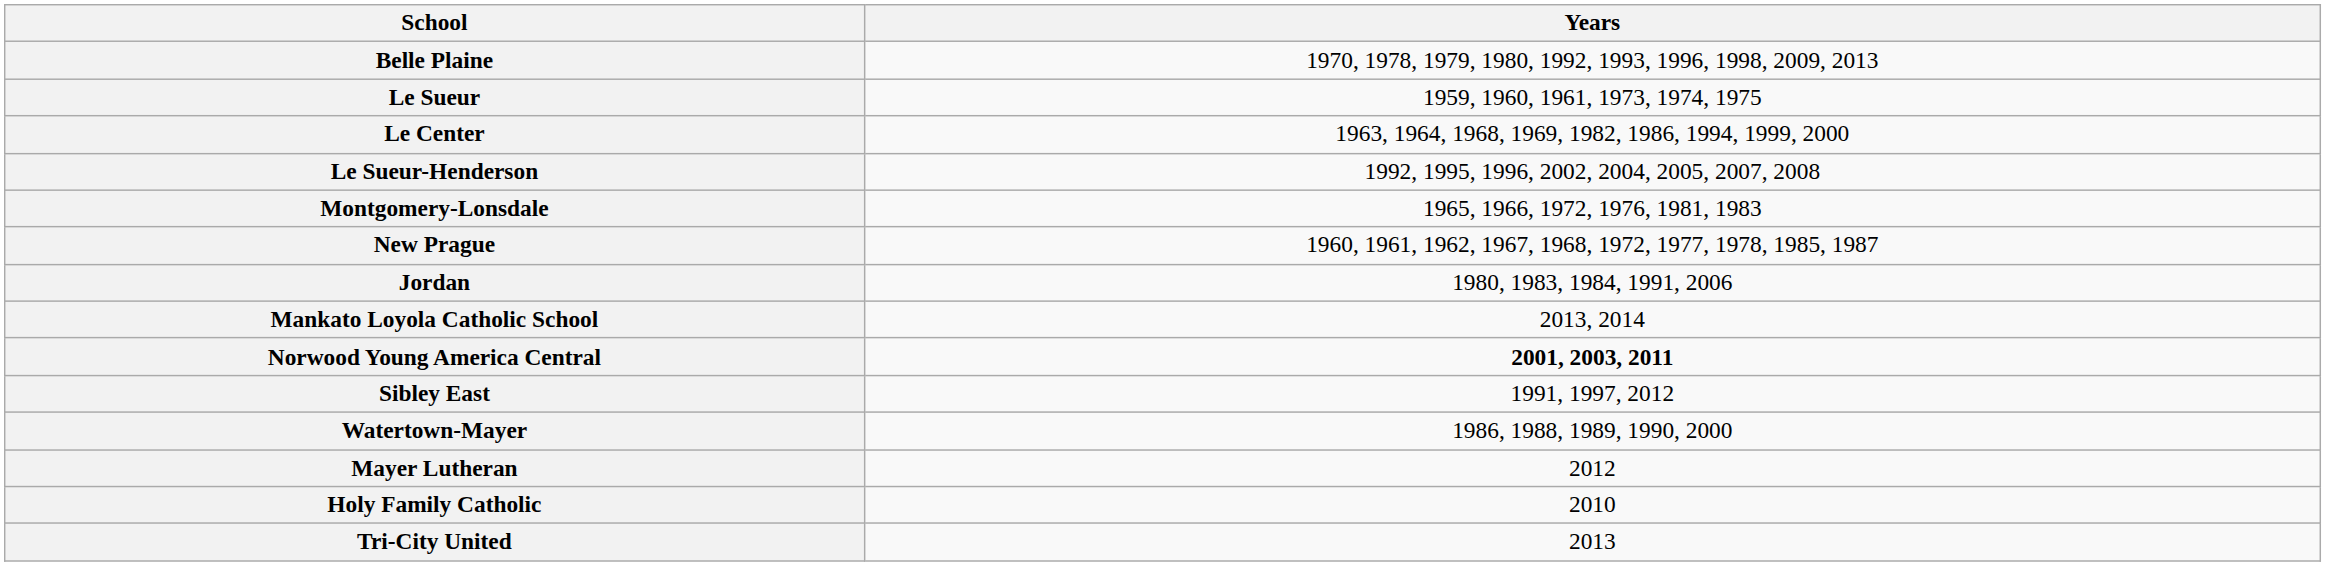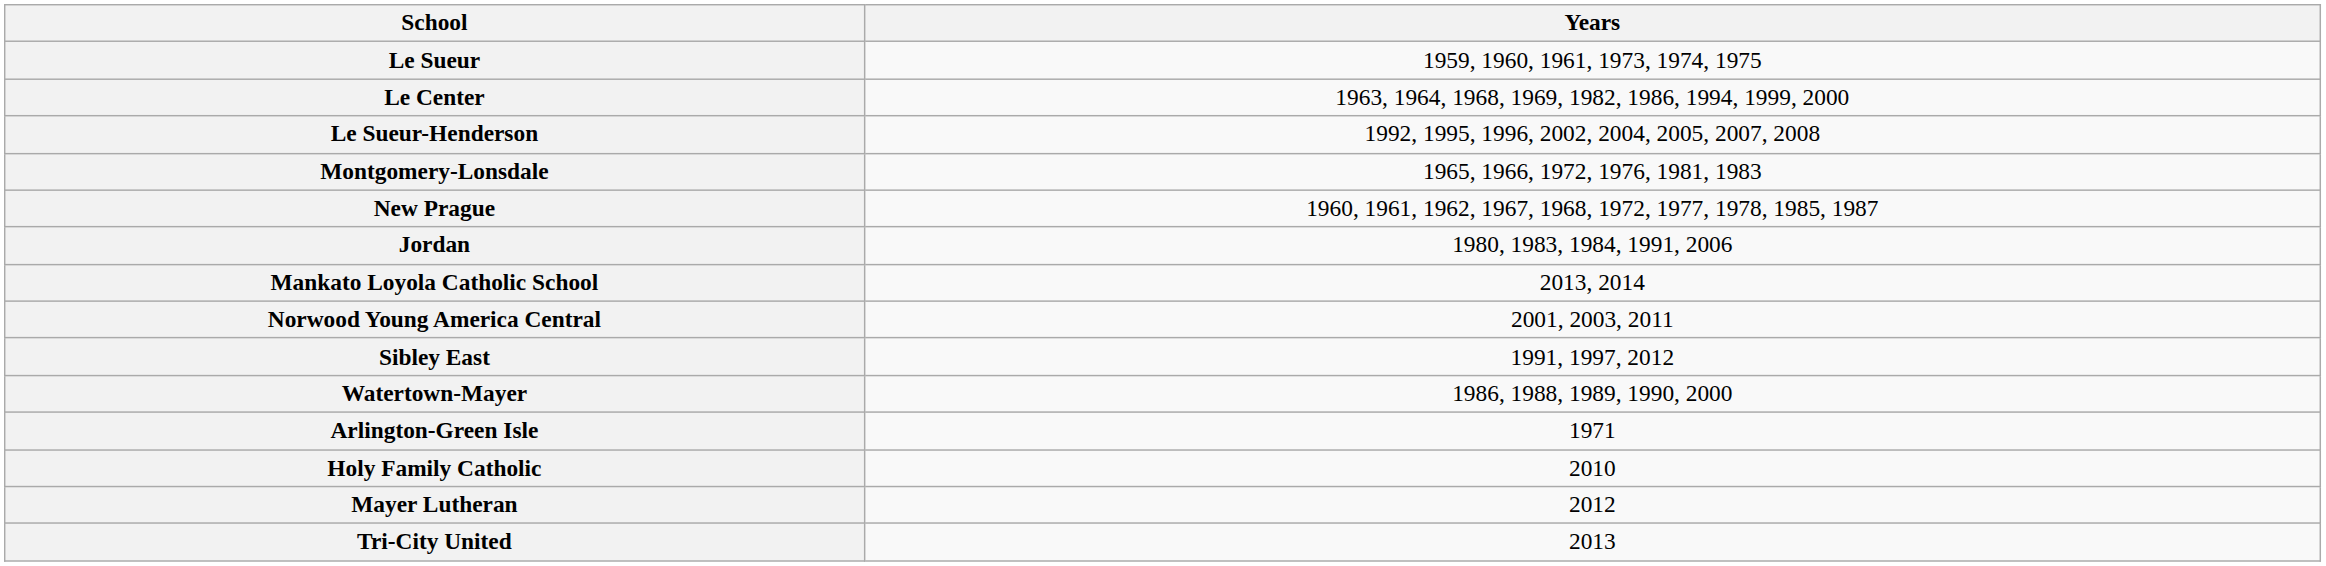- row: (434, 60)
(1592, 356) bold -> (1592, 319) normal
+ row: (434, 430)
rows swapped: (434, 504) <-> (434, 467)
